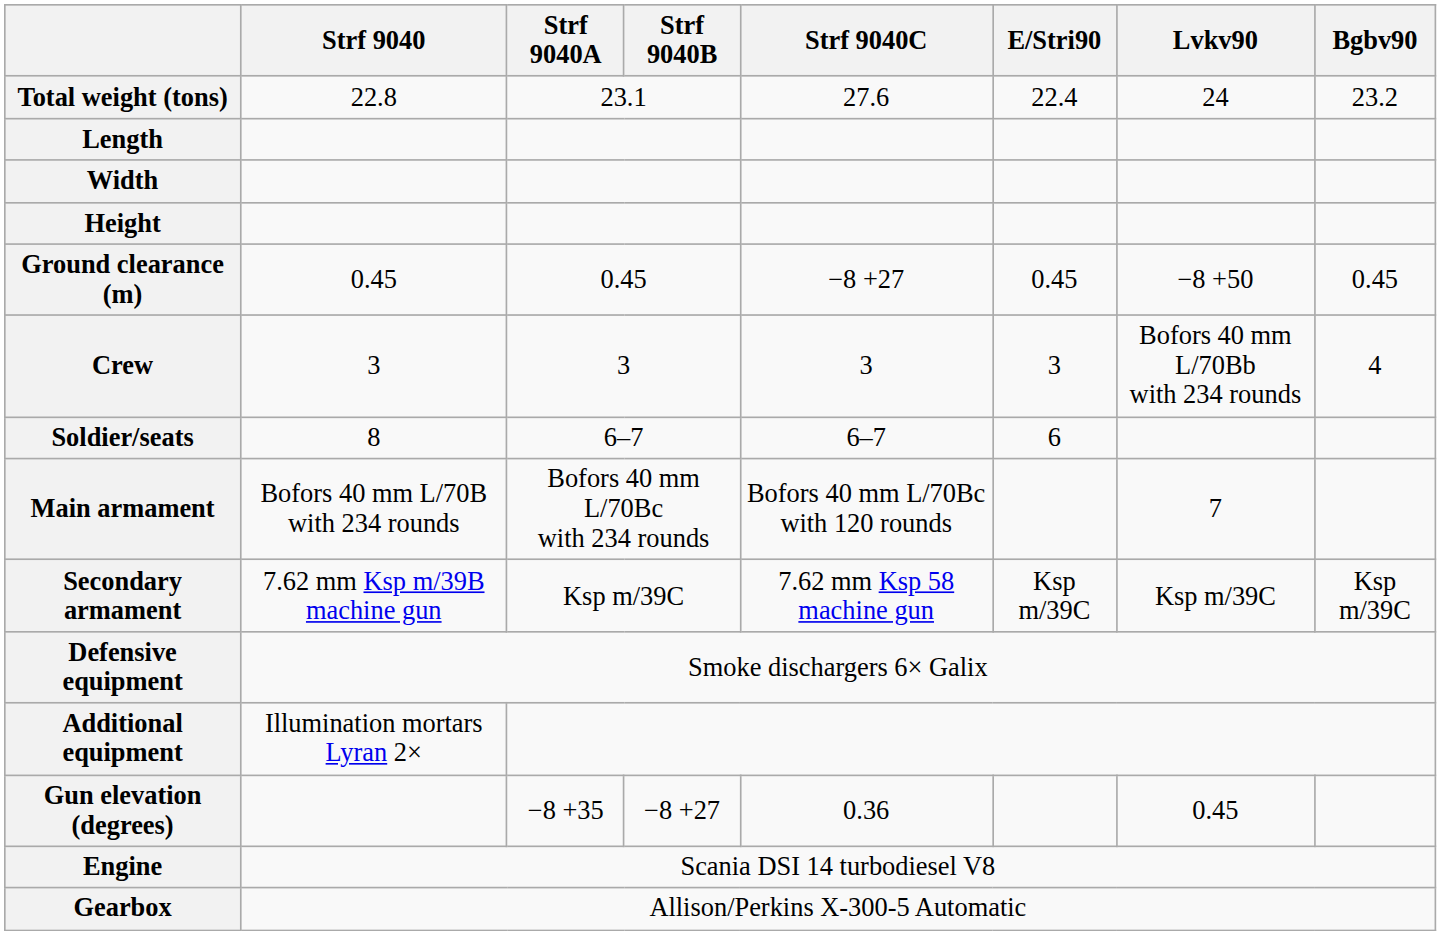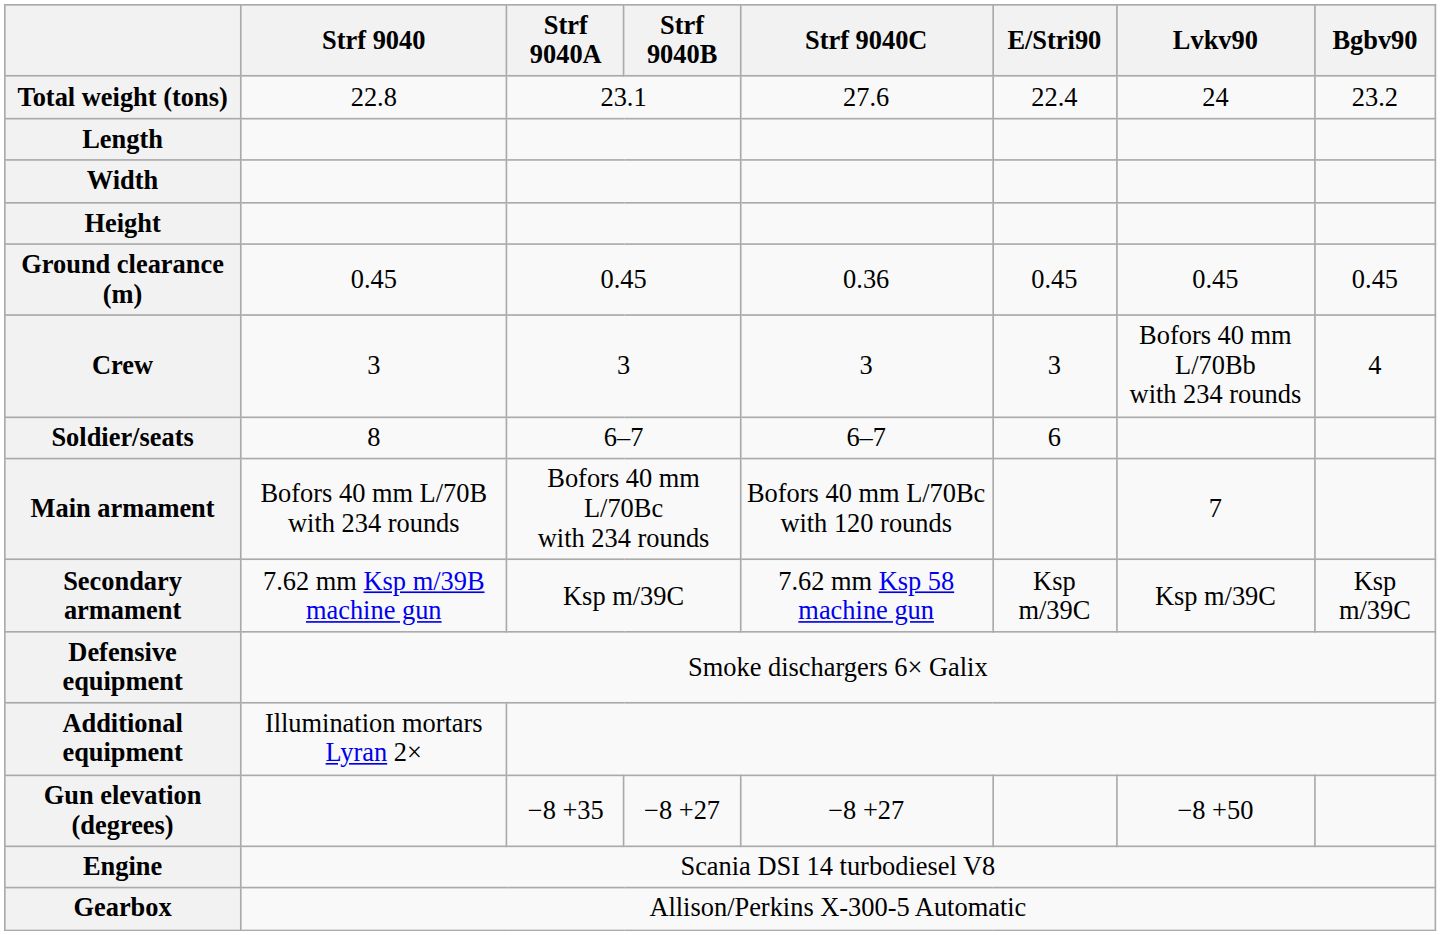(866, 279) −8 +27 -> (866, 279) 0.36
(1215, 279) −8 +50 -> (1215, 279) 0.45
(866, 810) 0.36 -> (866, 810) −8 +27
(1215, 810) 0.45 -> (1215, 810) −8 +50
